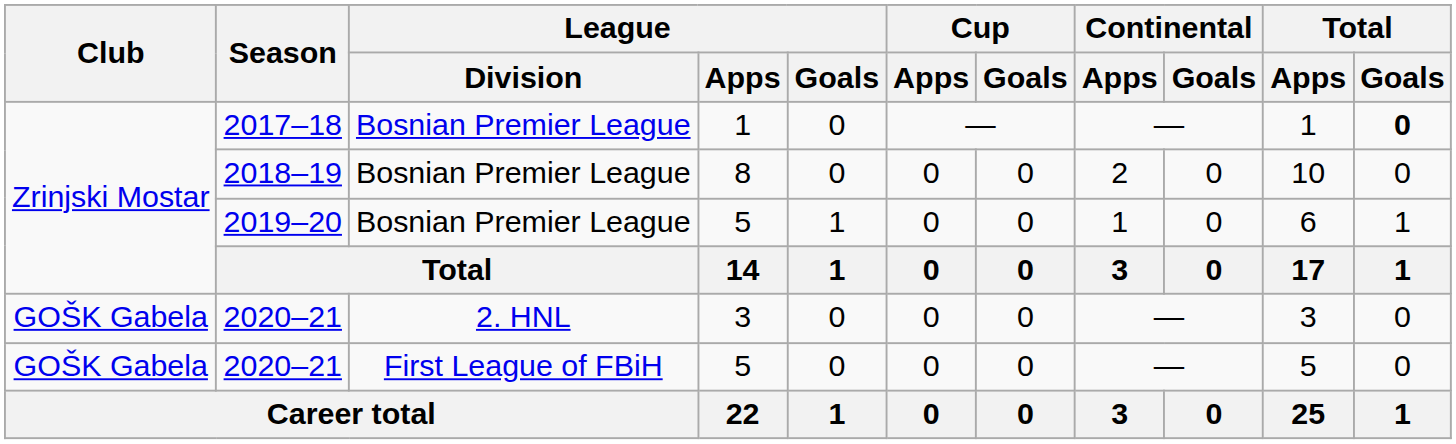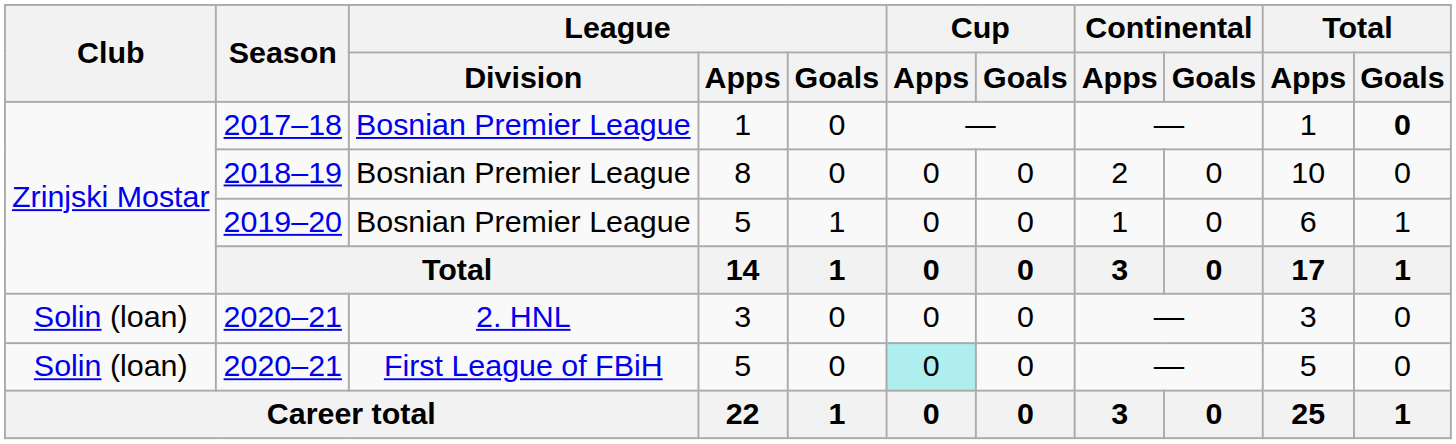(111, 317) GOŠK Gabela -> (111, 317) Solin (loan)
(111, 366) GOŠK Gabela -> (111, 366) Solin (loan)
(931, 366) no background -> (931, 366) paleturquoise background
